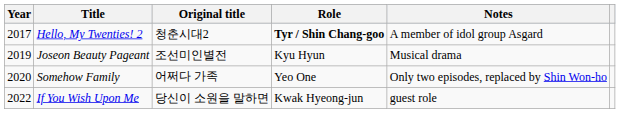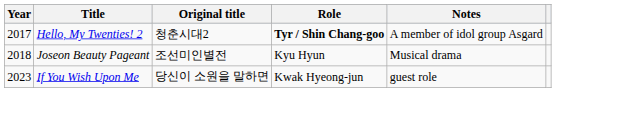(19, 55) 2019 -> (19, 55) 2018
- row: (78, 76)
(19, 98) 2022 -> (19, 76) 2023
